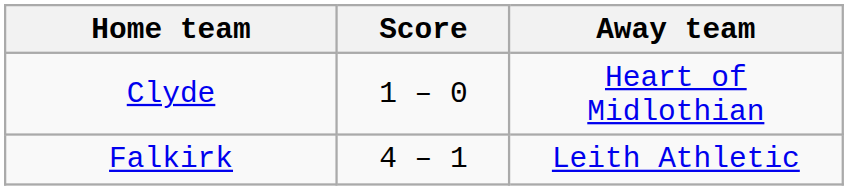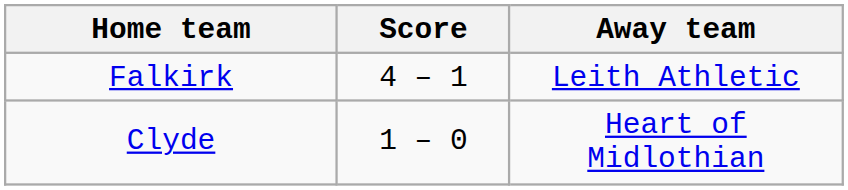rows swapped: (171, 94) <-> (171, 159)
